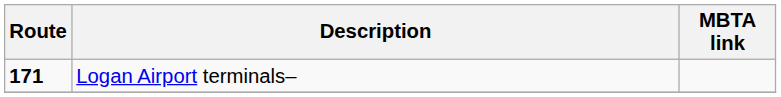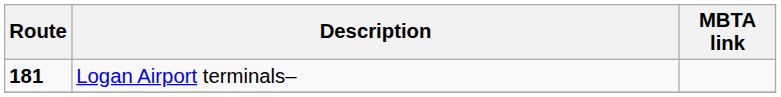(26, 75) 171 -> (26, 75) 181
